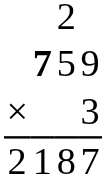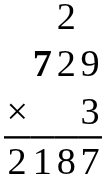(66, 63) 5 -> (66, 63) 2
